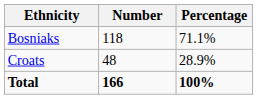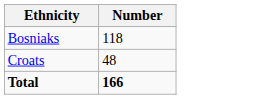- column: (214, 15)
